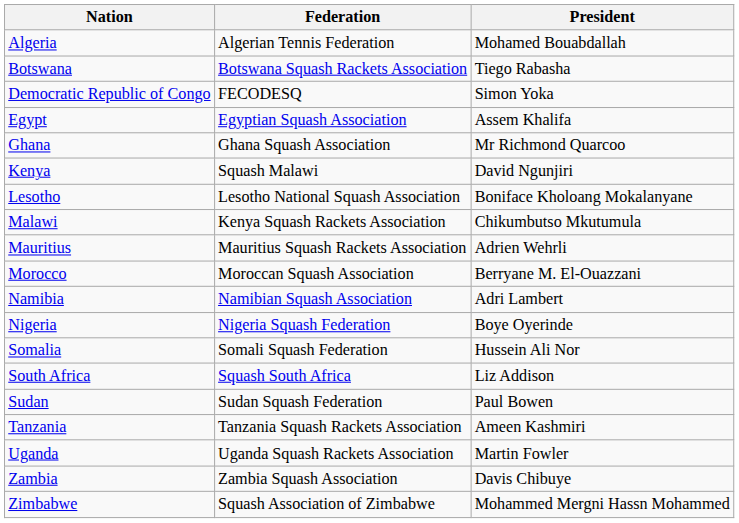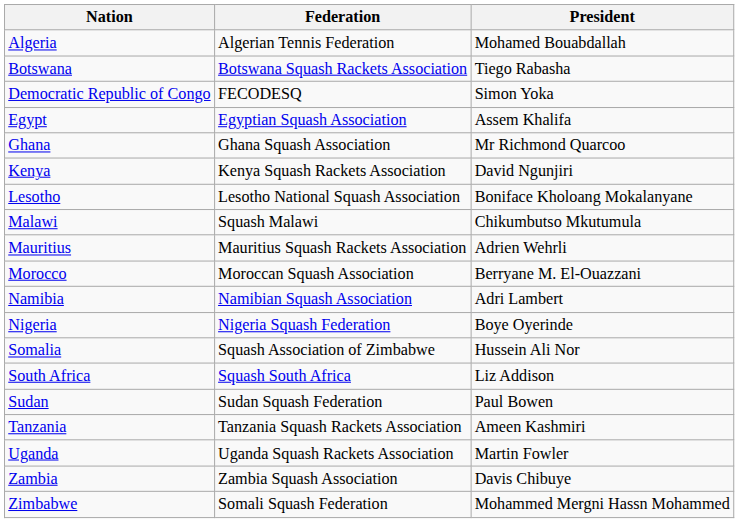(268, 171) Squash Malawi -> (332, 171) Kenya Squash Rackets Association
(332, 222) Kenya Squash Rackets Association -> (268, 222) Squash Malawi
(303, 350) Somali Squash Federation -> (326, 350) Squash Association of Zimbabwe
(326, 504) Squash Association of Zimbabwe -> (303, 504) Somali Squash Federation
